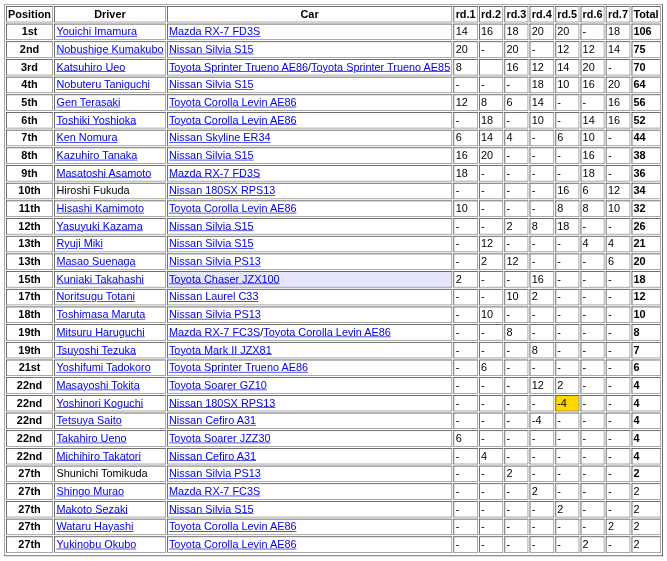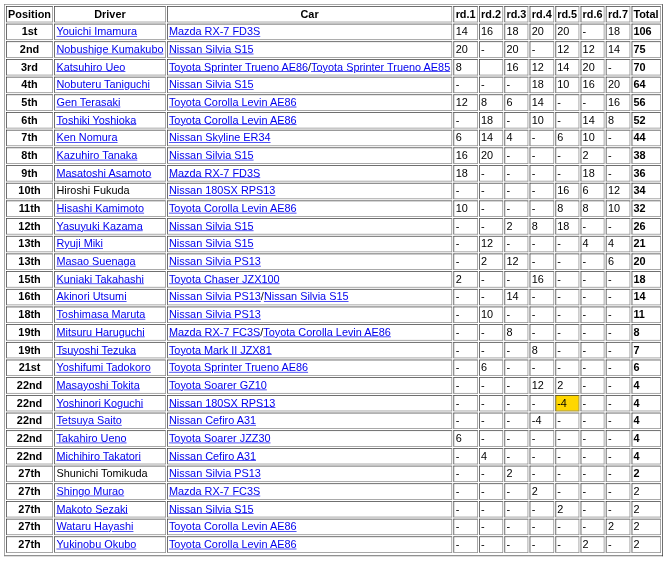(614, 120) 16 -> (611, 120) 8
(589, 155) 16 -> (586, 155) 2
(224, 279) lavender background -> (224, 279) no background
+ row: (92, 297)
- row: (96, 297)
(639, 314) 10 -> (639, 314) 11
